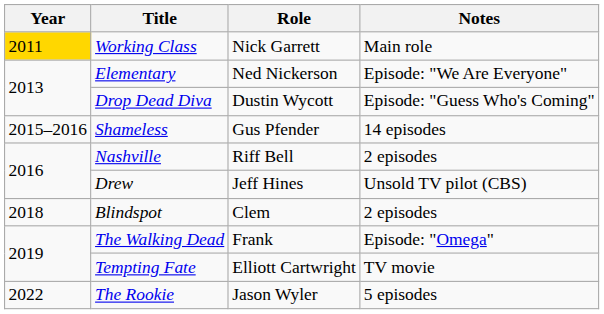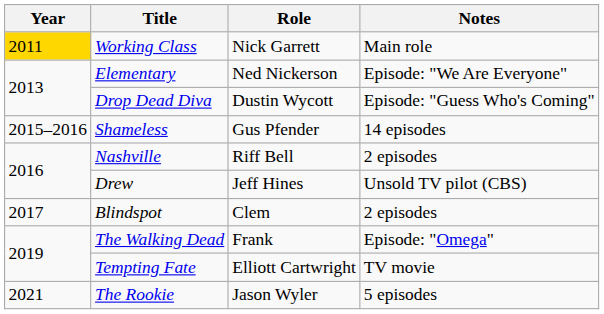(26, 211) 2018 -> (26, 211) 2017
(26, 294) 2022 -> (26, 294) 2021
